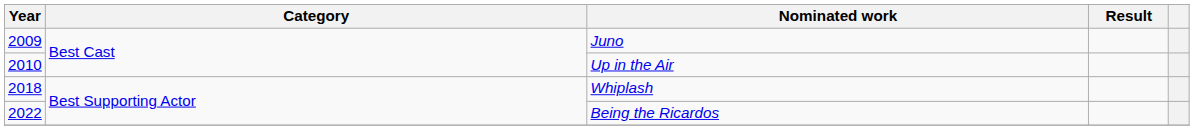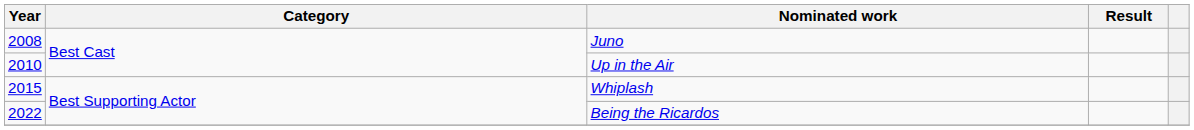(25, 40) 2009 -> (25, 40) 2008
(25, 88) 2018 -> (25, 88) 2015
